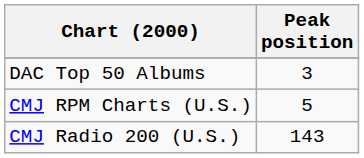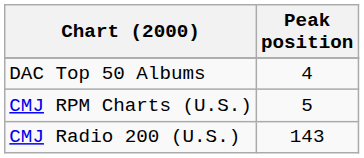(307, 74) 3 -> (307, 74) 4
